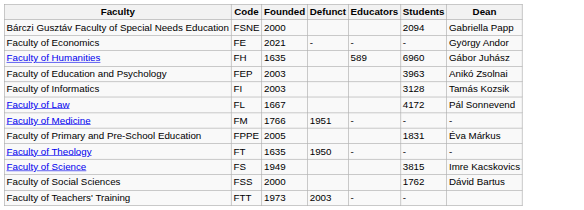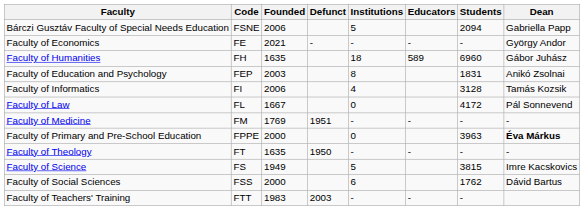+ column: (377, 12)
(275, 27) 2000 -> (275, 27) 2006
(414, 74) 3963 -> (471, 74) 1831
(275, 89) 2003 -> (275, 89) 2006
(275, 120) 1766 -> (275, 120) 1769
(275, 136) 2005 -> (275, 136) 2000
(414, 136) 1831 -> (471, 136) 3963
(475, 136) normal -> (533, 136) bold
(275, 197) 1973 -> (275, 197) 1983
